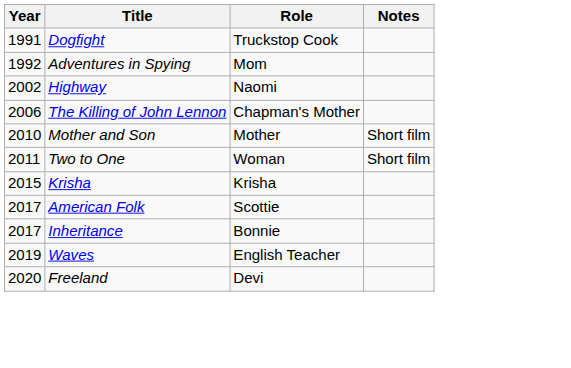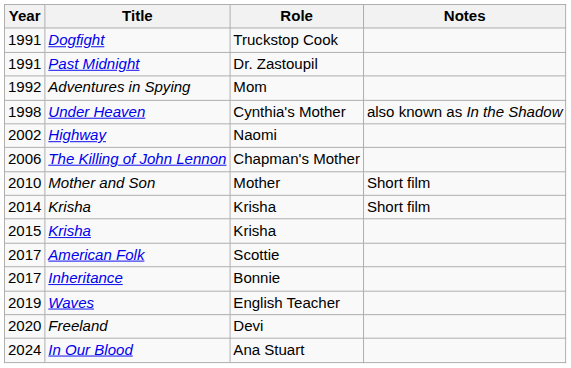+ row: (25, 64)
+ row: (25, 111)
- row: (24, 159)
+ row: (25, 207)
+ row: (25, 350)
